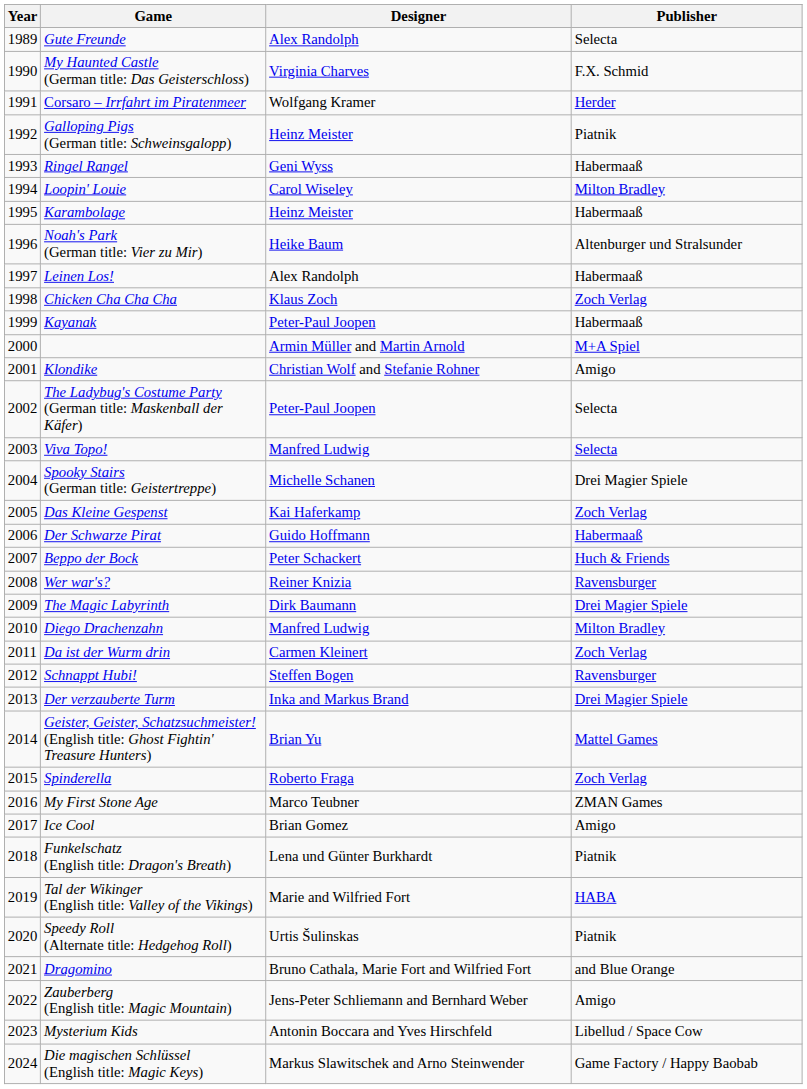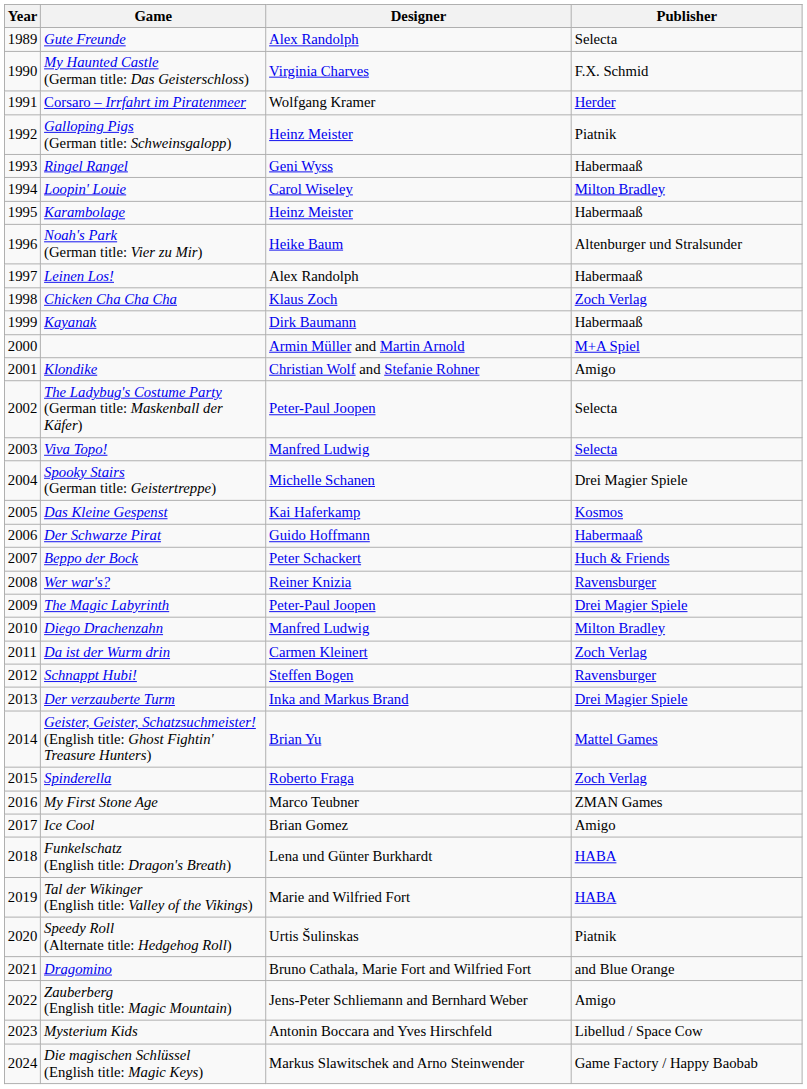(322, 322) Peter-Paul Joopen -> (313, 322) Dirk Baumann
(611, 512) Zoch Verlag -> (599, 512) Kosmos
(313, 605) Dirk Baumann -> (322, 605) Peter-Paul Joopen
(596, 857) Piatnik -> (596, 857) HABA
